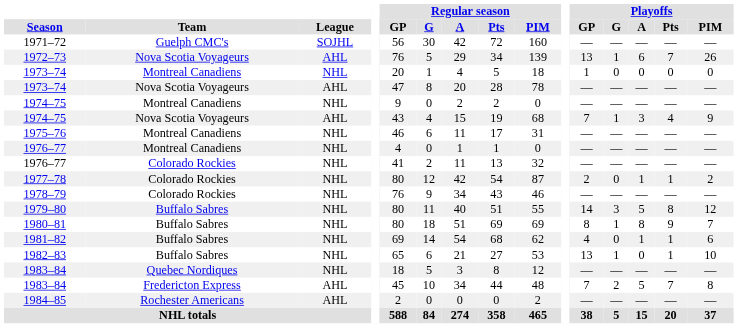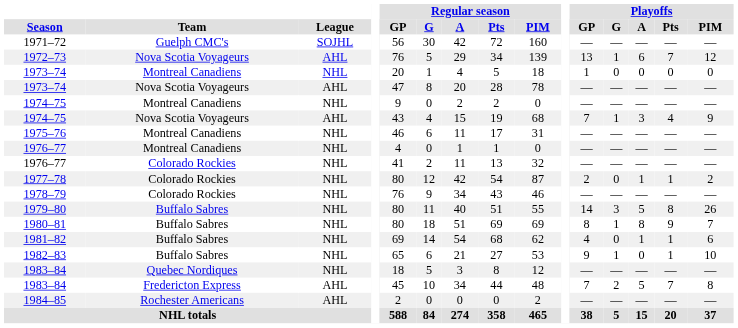(710, 57) 26 -> (710, 57) 12
(710, 209) 12 -> (710, 209) 26
(587, 254) 13 -> (587, 254) 9
